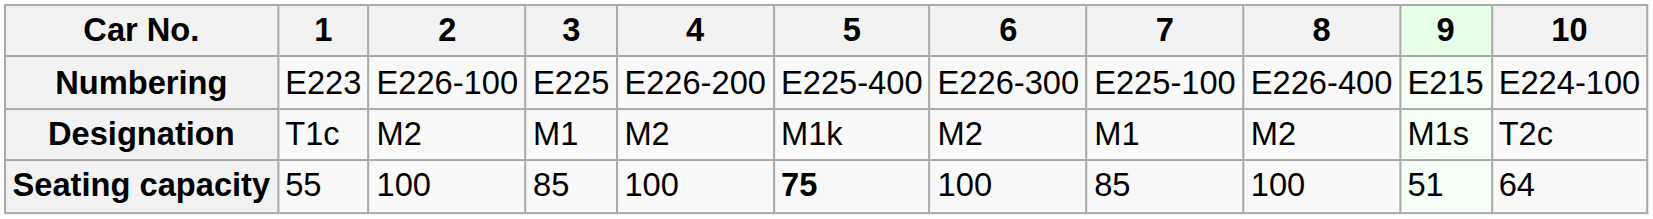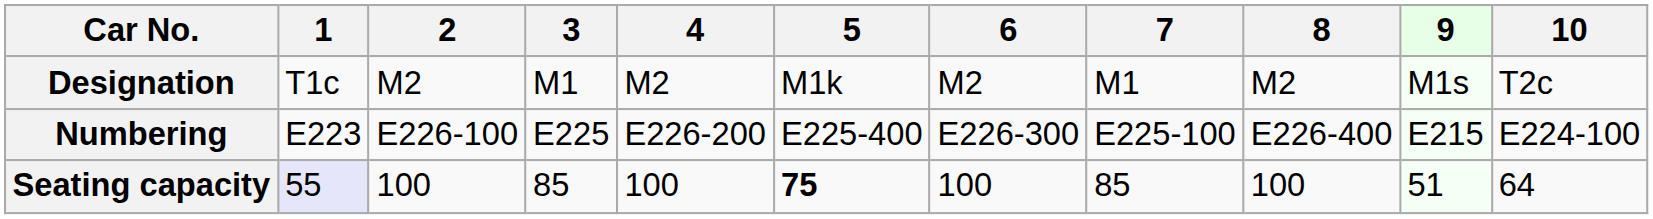rows swapped: (141, 133) <-> (141, 82)
(303, 185) no background -> (303, 185) lavender background
